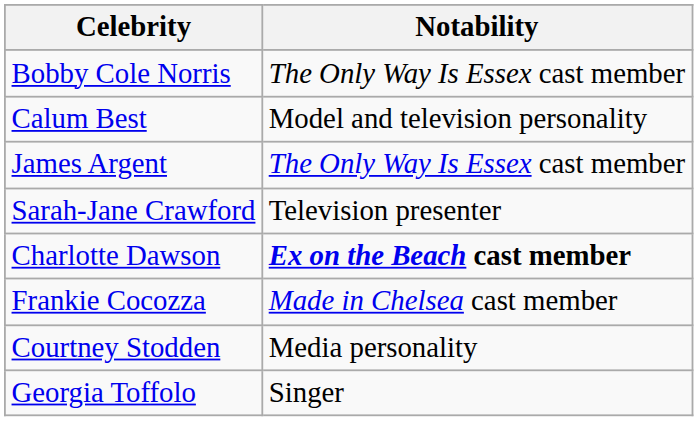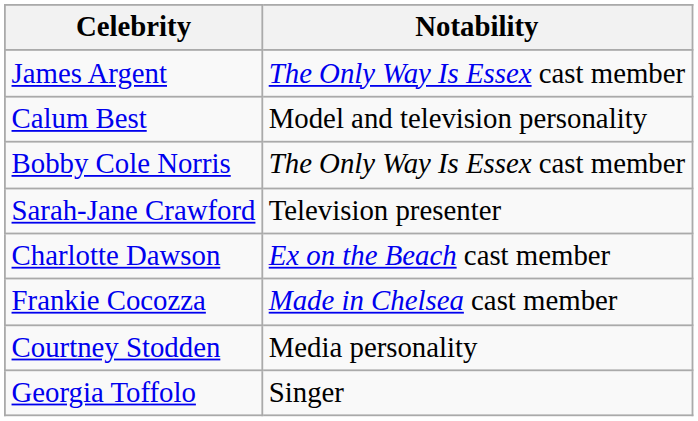rows swapped: (89, 164) <-> (121, 73)
(450, 255) bold -> (439, 255) normal
